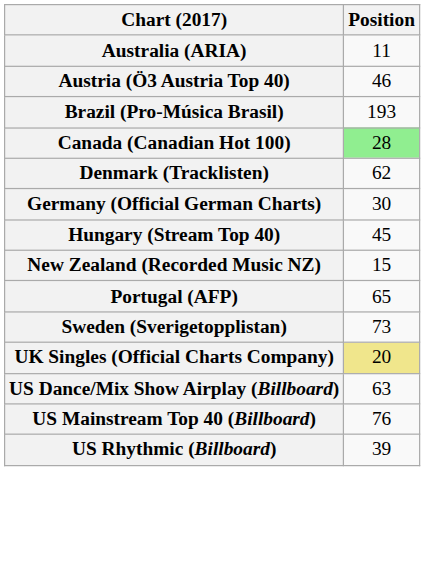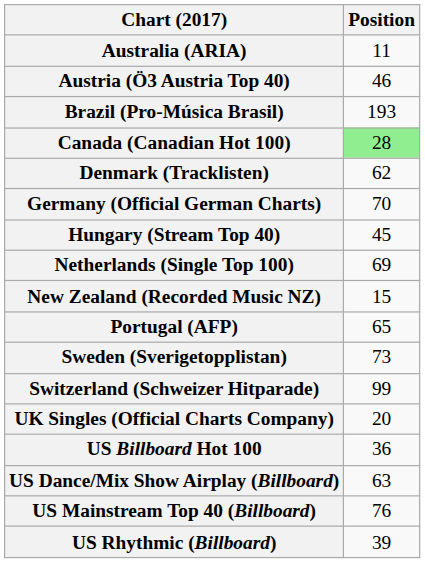(382, 204) 30 -> (382, 204) 70
+ row: (174, 265)
+ row: (174, 388)
(382, 357) khaki background -> (382, 419) no background
+ row: (174, 449)
